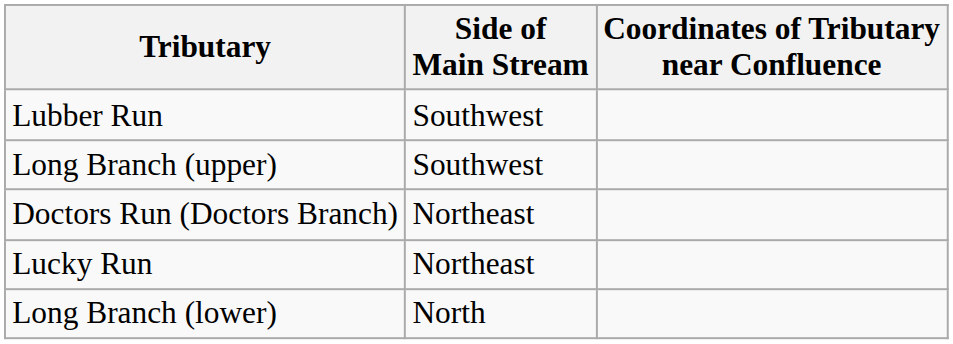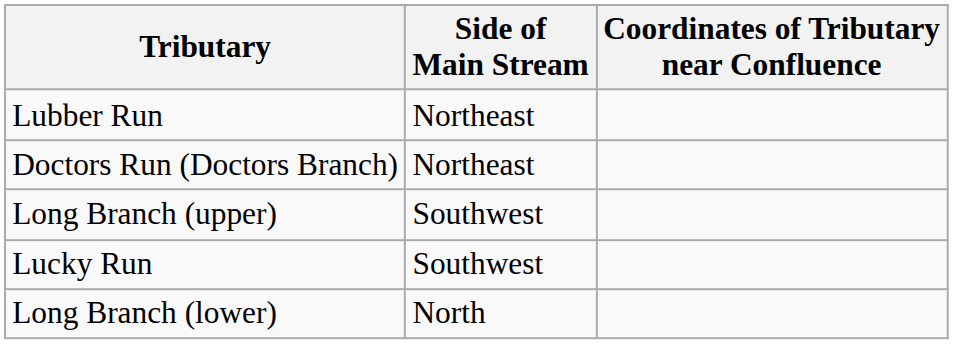(478, 114) Southwest -> (473, 114) Northeast
rows swapped: (145, 164) <-> (205, 213)
(473, 263) Northeast -> (478, 263) Southwest
